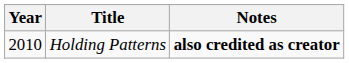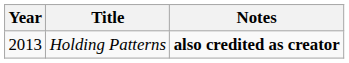(25, 44) 2010 -> (25, 44) 2013
